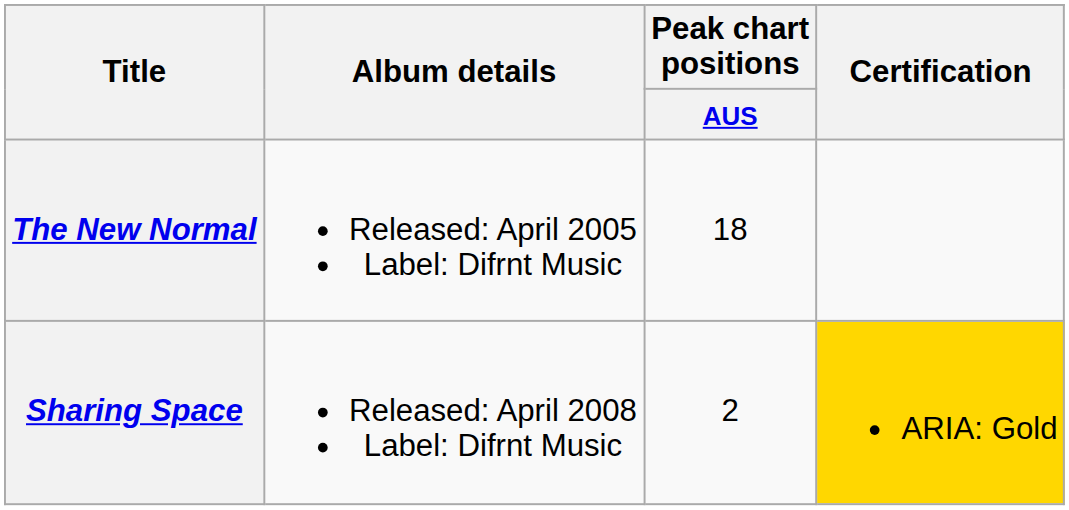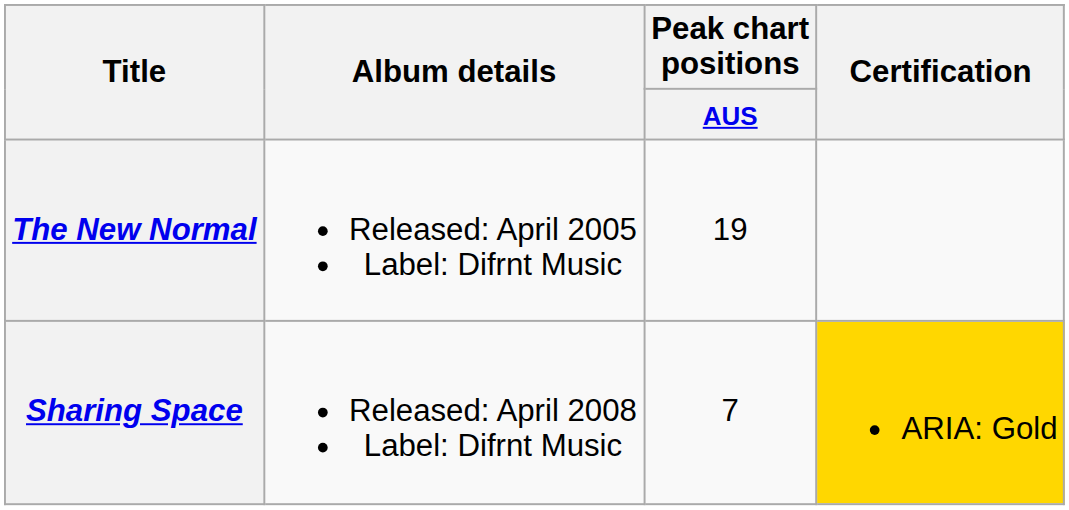(730, 229) 18 -> (730, 229) 19
(730, 411) 2 -> (730, 411) 7
